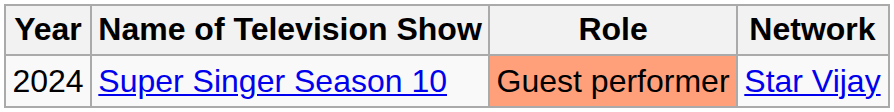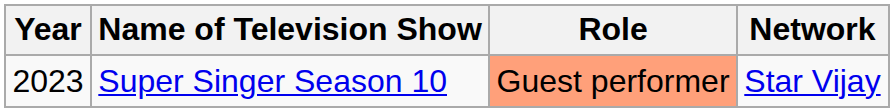(48, 80) 2024 -> (48, 80) 2023
